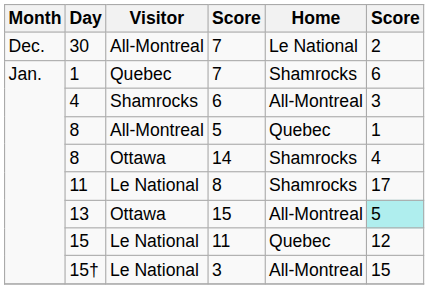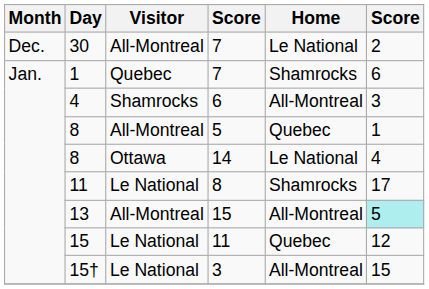(313, 158) Shamrocks -> (313, 158) Le National
(138, 213) Ottawa -> (157, 213) All-Montreal
